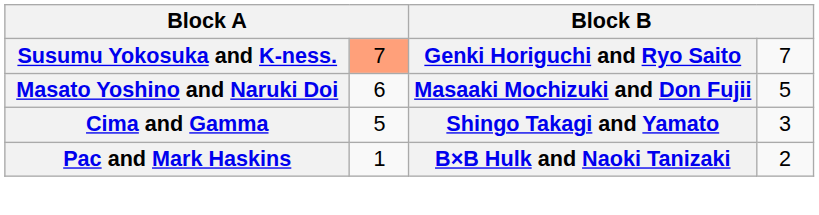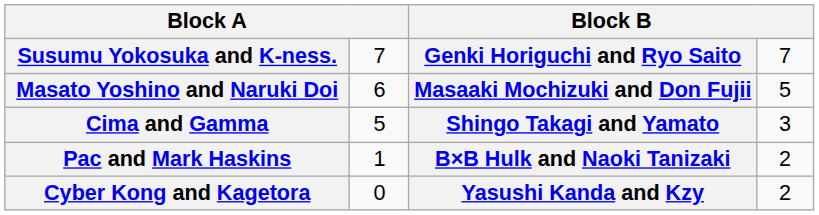(379, 55) lightsalmon background -> (379, 55) no background
+ row: (177, 192)
